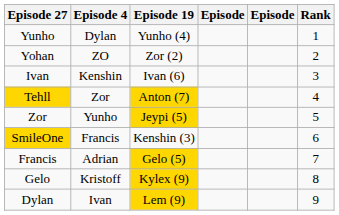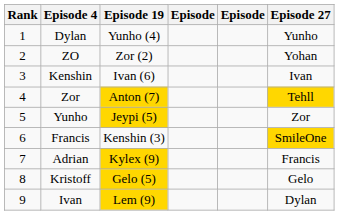columns swapped: (316, 14) <-> (37, 14)
(164, 158) Gelo (5) -> (134, 158) Kylex (9)
(164, 179) Kylex (9) -> (134, 179) Gelo (5)
